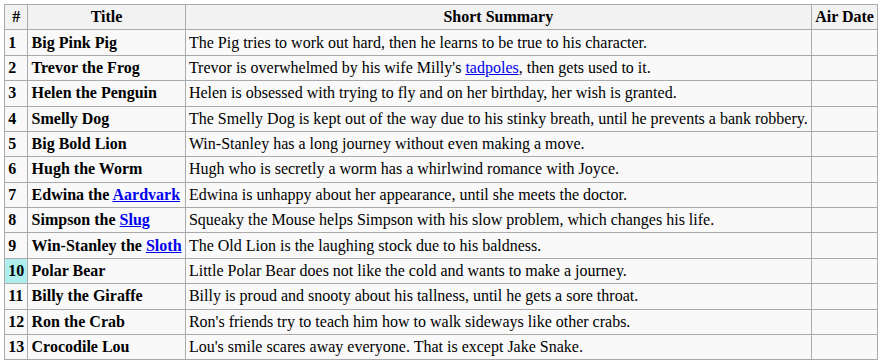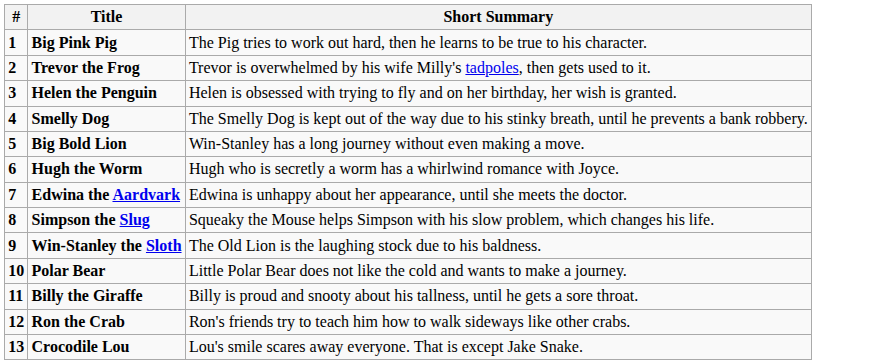- column: (845, 17)
(16, 270) paleturquoise background -> (16, 270) no background
